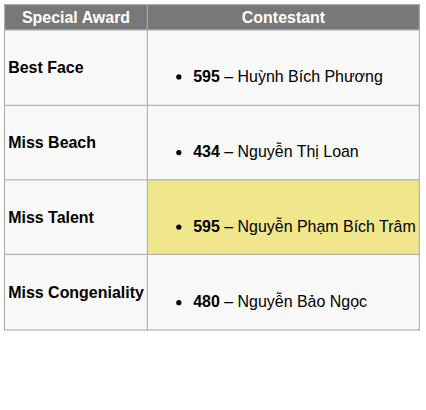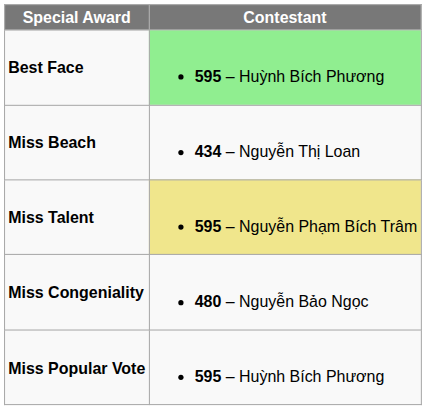(283, 76) no background -> (285, 76) lightgreen background
+ row: (77, 368)
